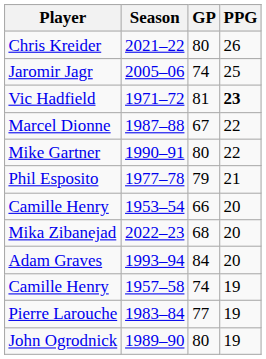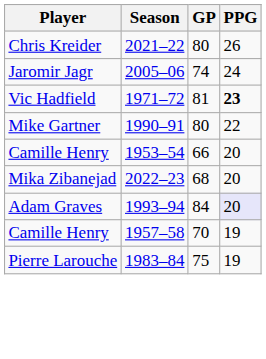(232, 71) 25 -> (232, 71) 24
- row: (60, 125)
- row: (53, 179)
(232, 260) no background -> (232, 206) lavender background
(201, 286) 74 -> (201, 233) 70
(201, 313) 77 -> (201, 260) 75
- row: (63, 340)
